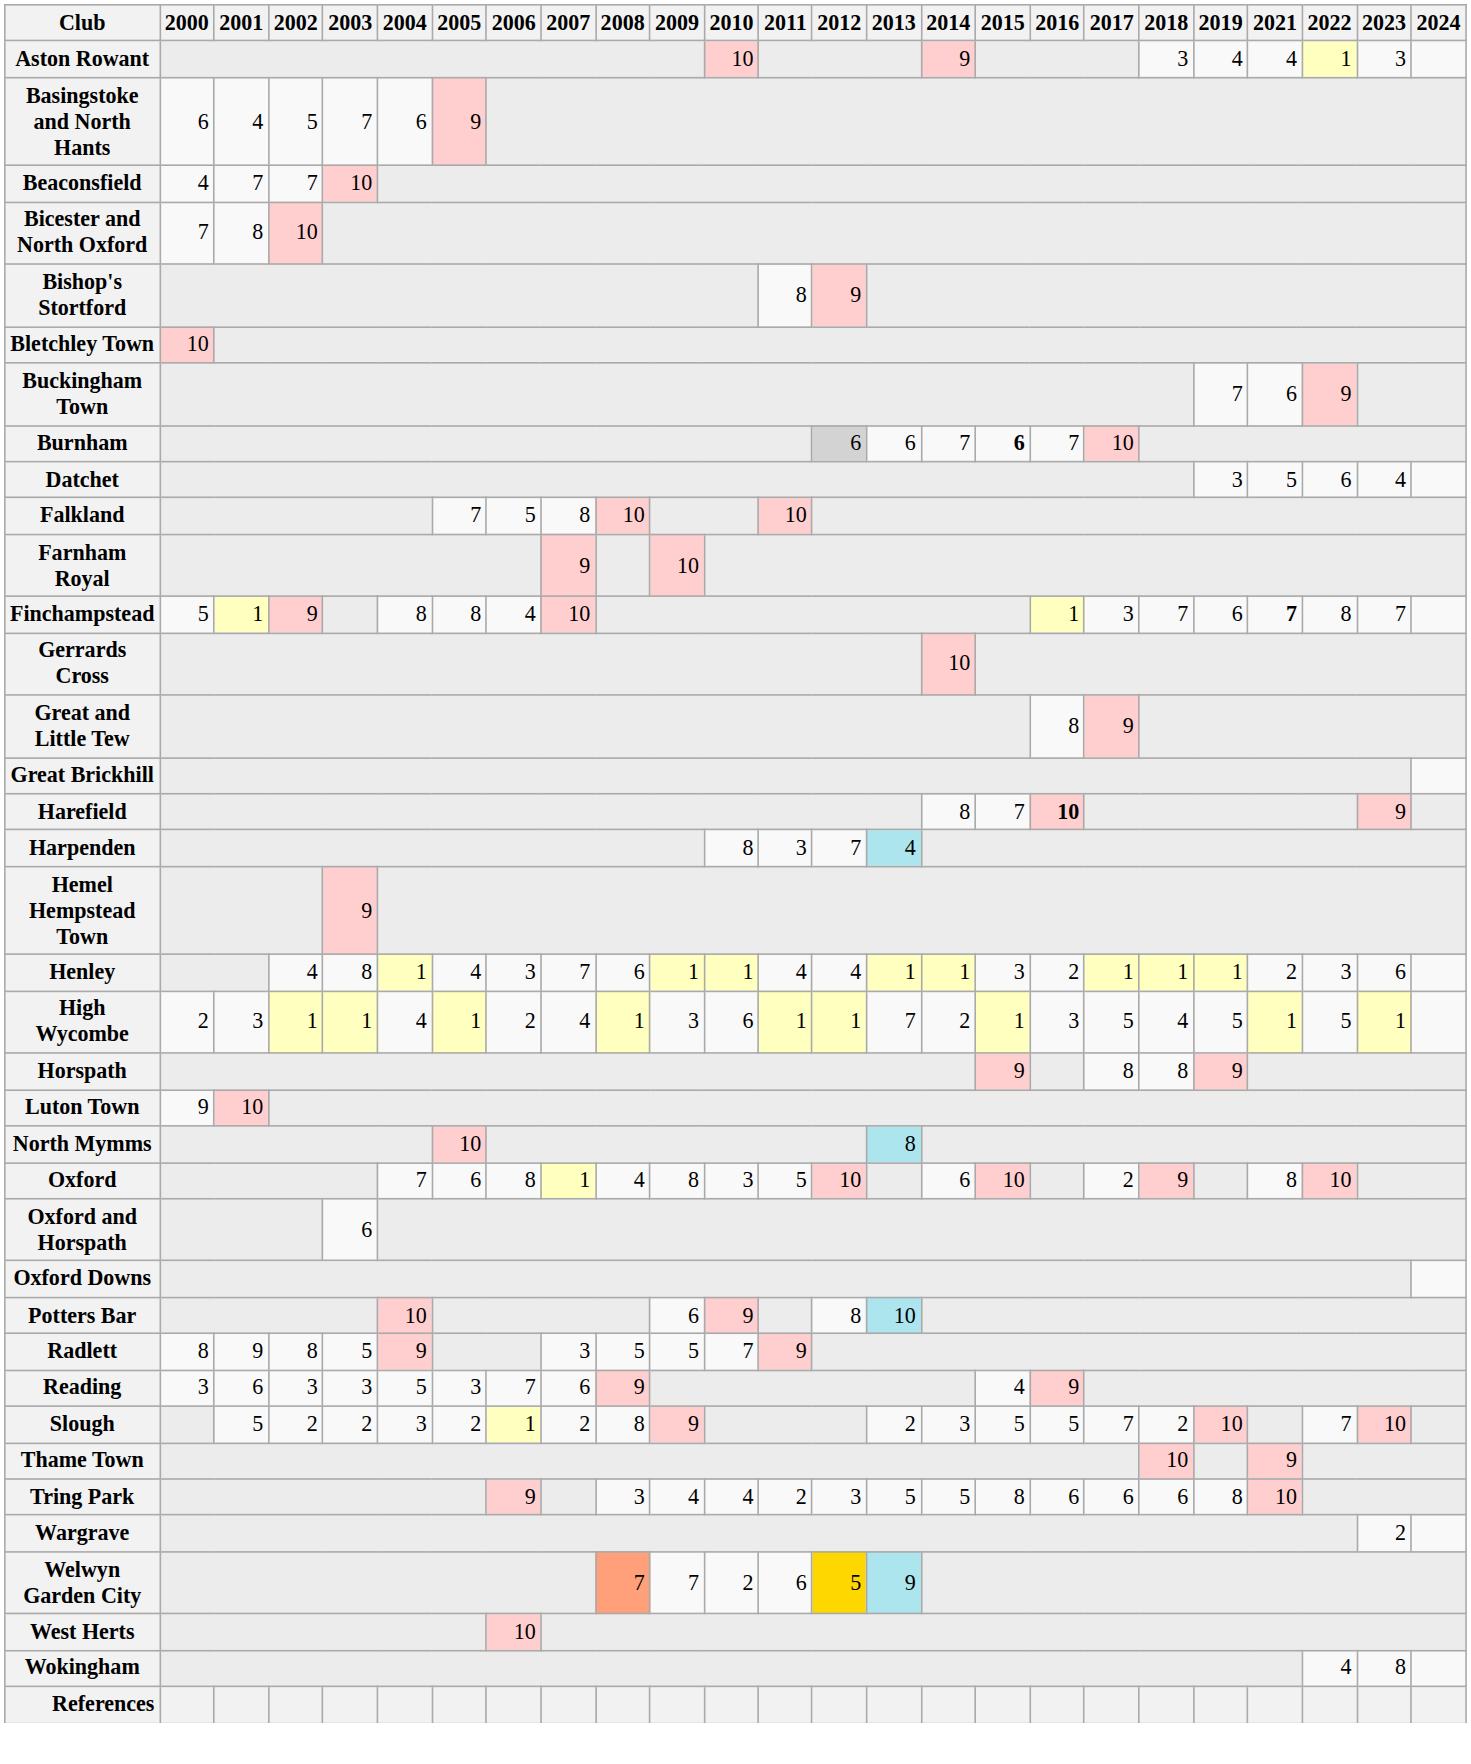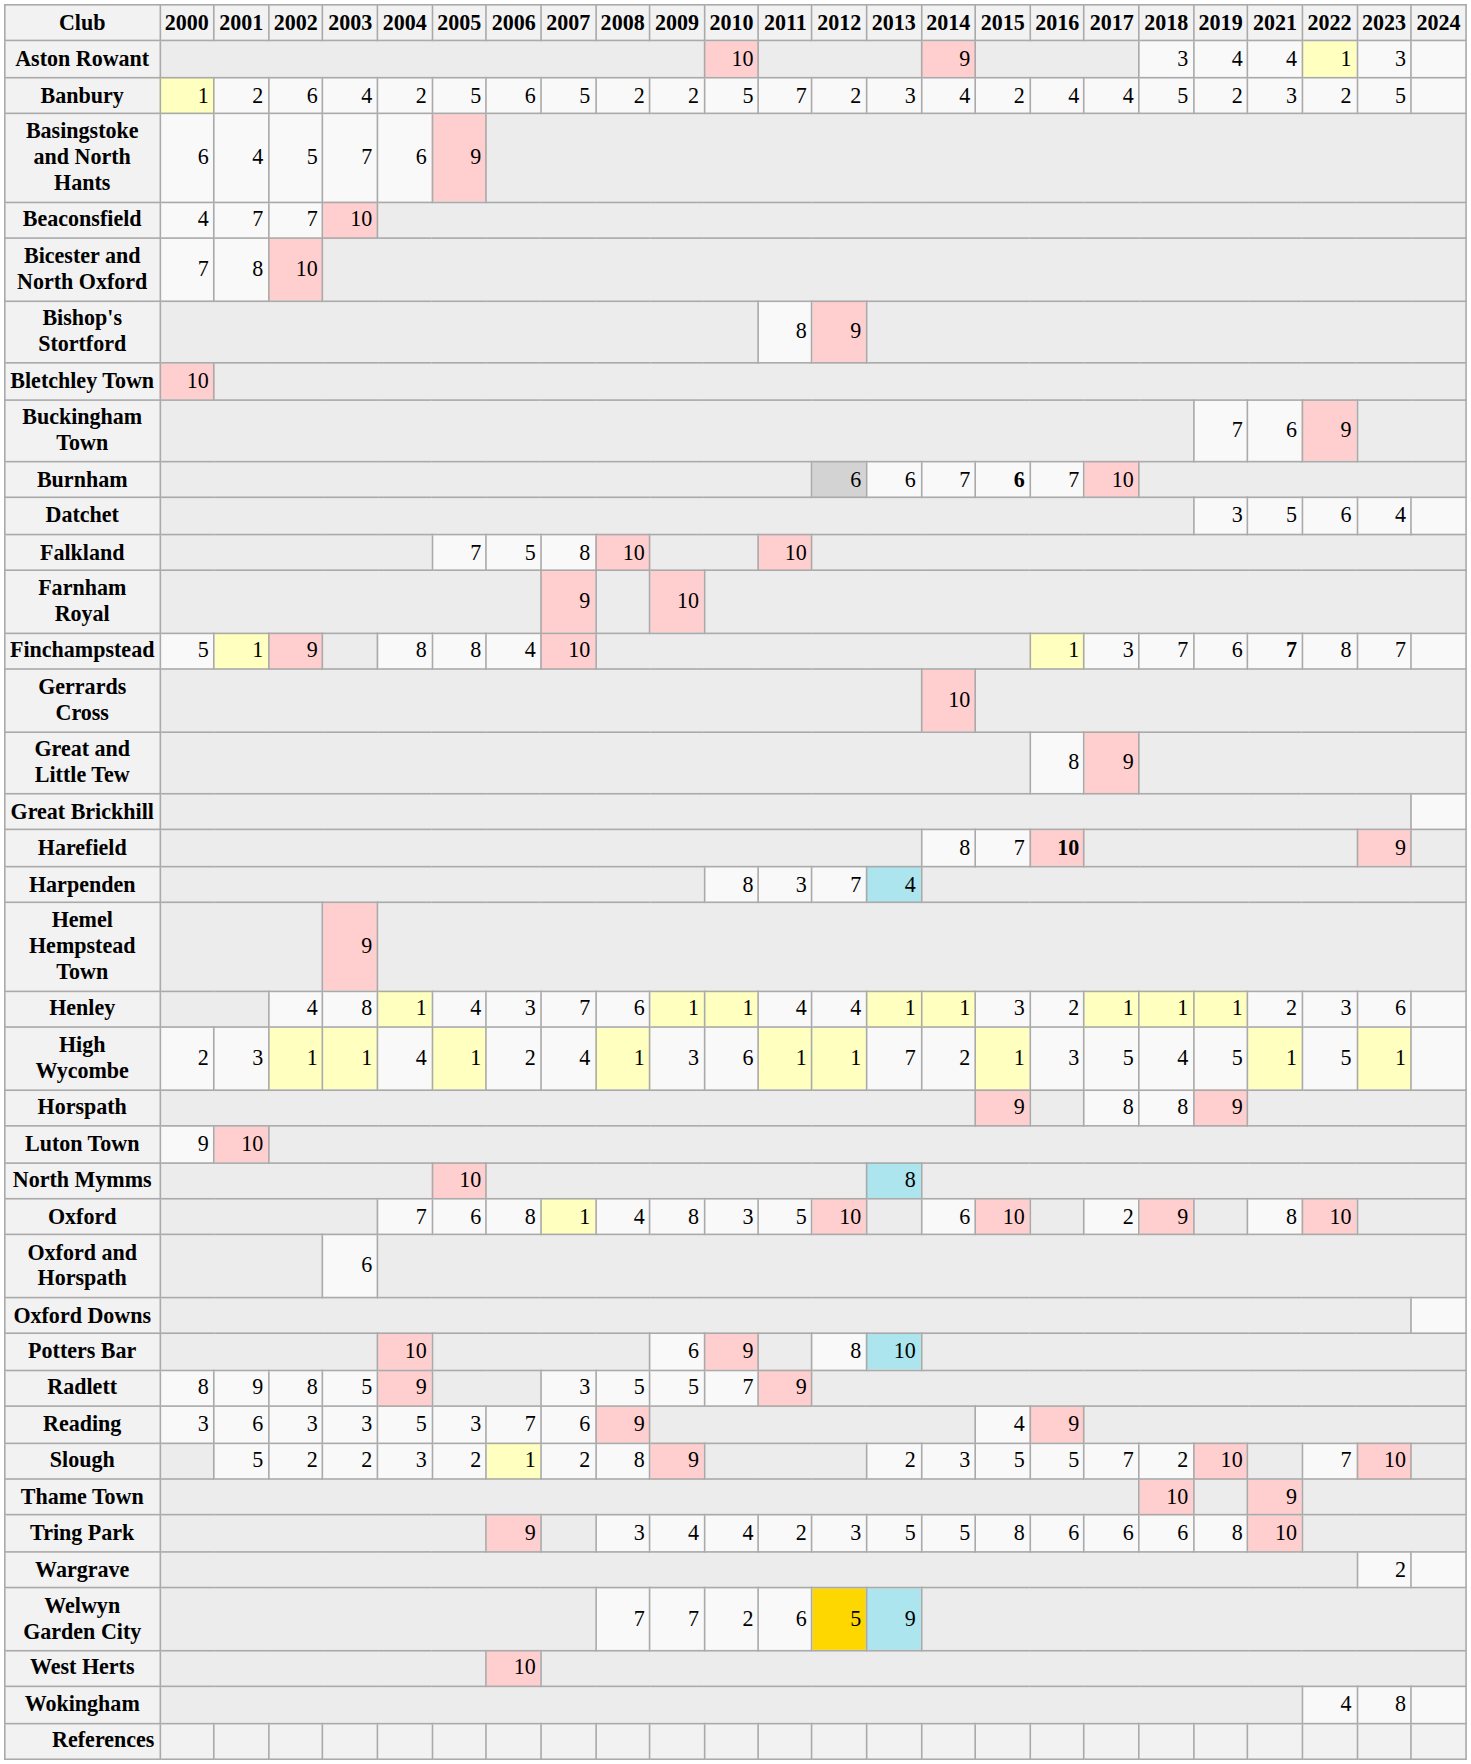+ row: (82, 94)
(639, 1582) lightsalmon background -> (639, 1618) no background
